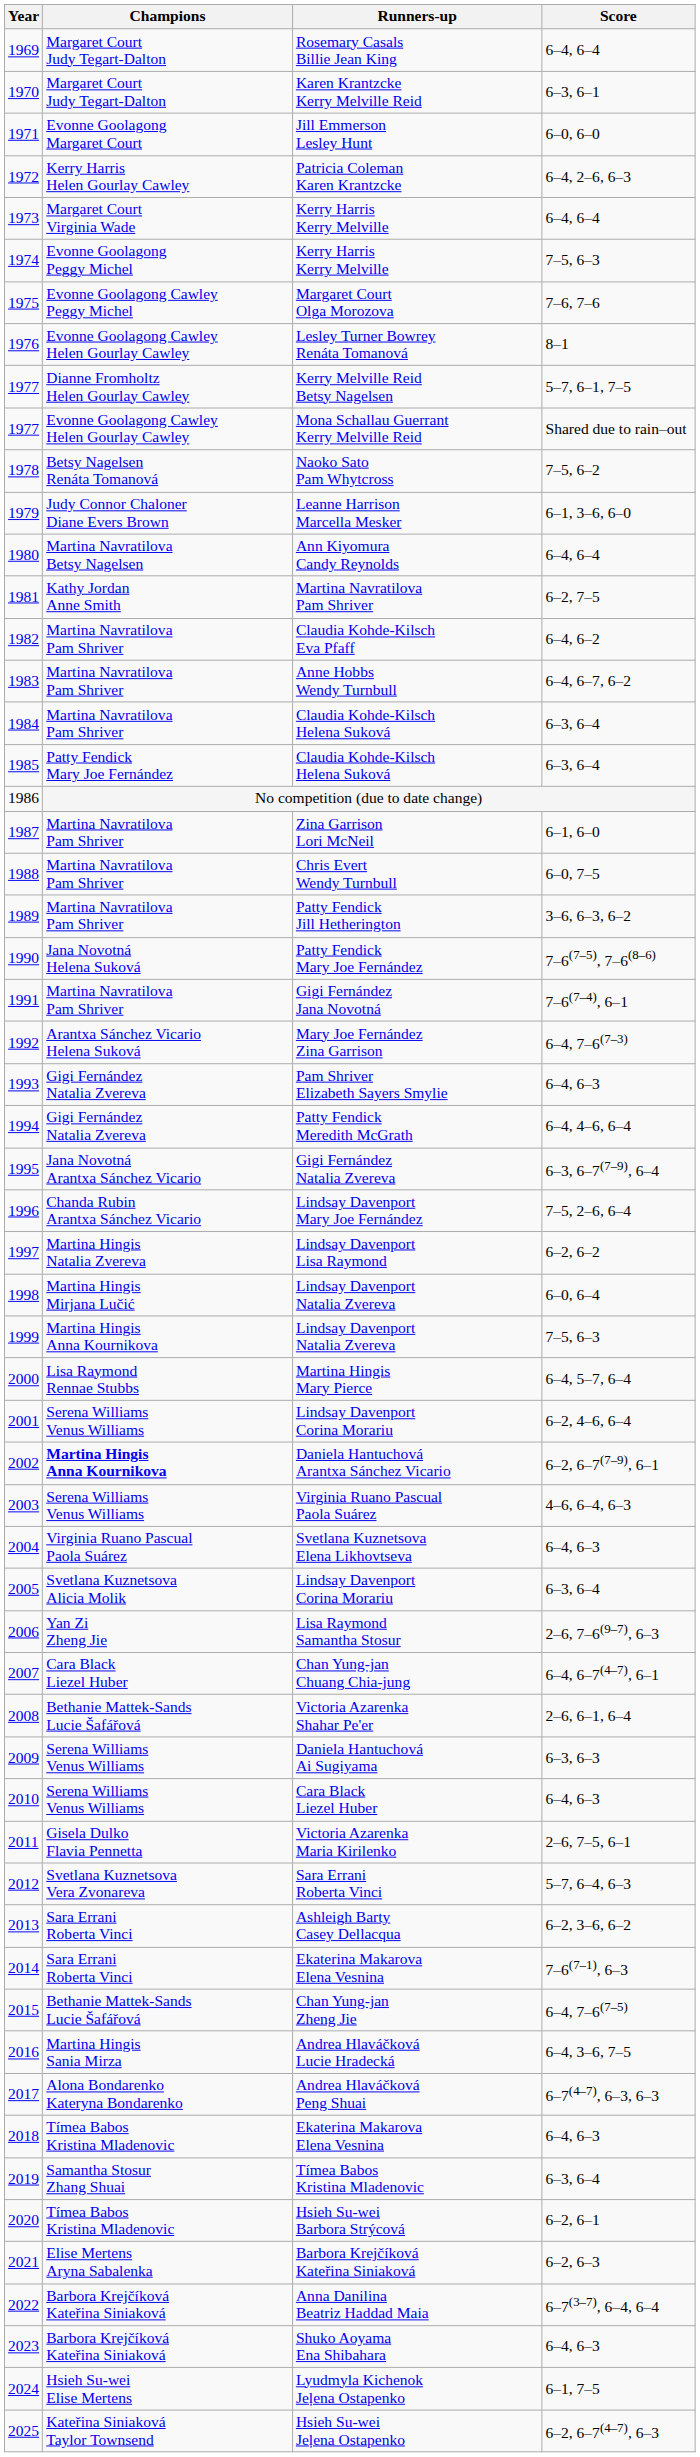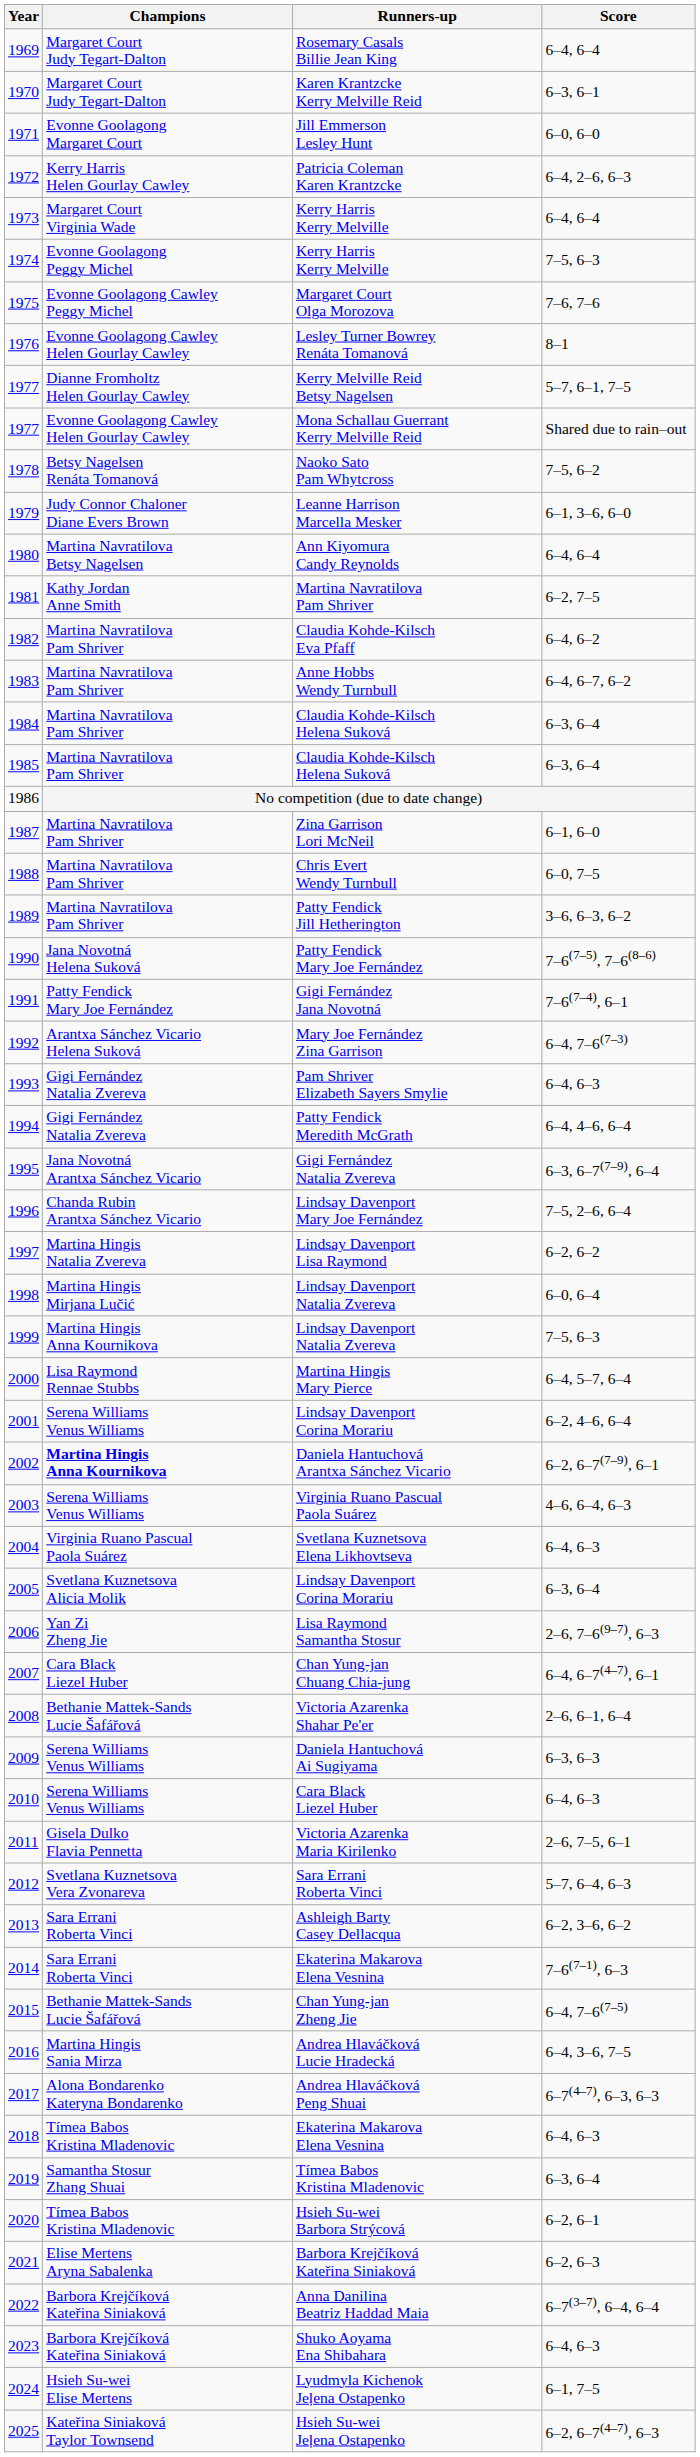(110, 765) Patty Fendick Mary Joe Fernández -> (109, 765) Martina Navratilova Pam Shriver
(109, 1000) Martina Navratilova Pam Shriver -> (110, 1000) Patty Fendick Mary Joe Fernández
